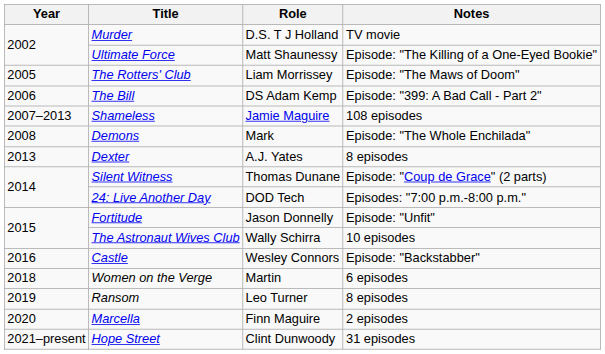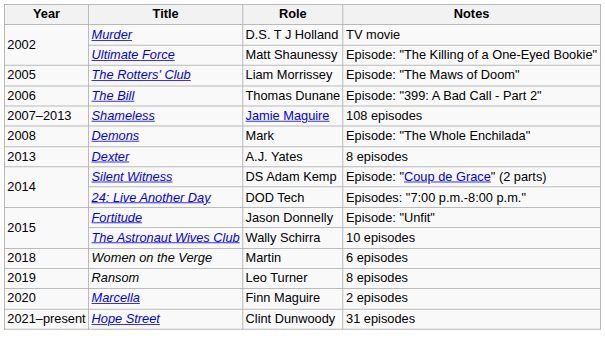(291, 95) DS Adam Kemp -> (293, 95) Thomas Dunane
(293, 177) Thomas Dunane -> (291, 177) DS Adam Kemp
- row: (110, 258)
